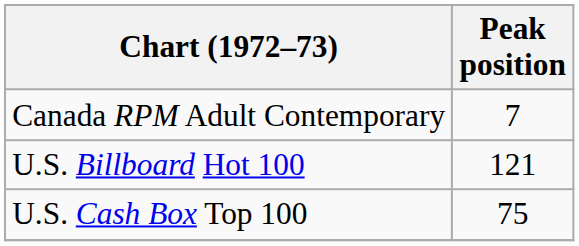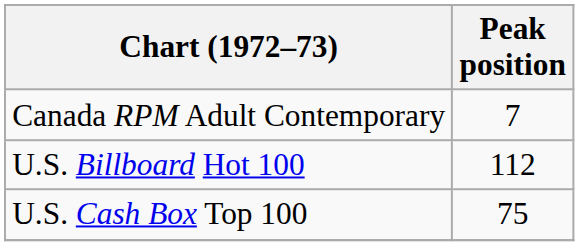(513, 164) 121 -> (513, 164) 112
